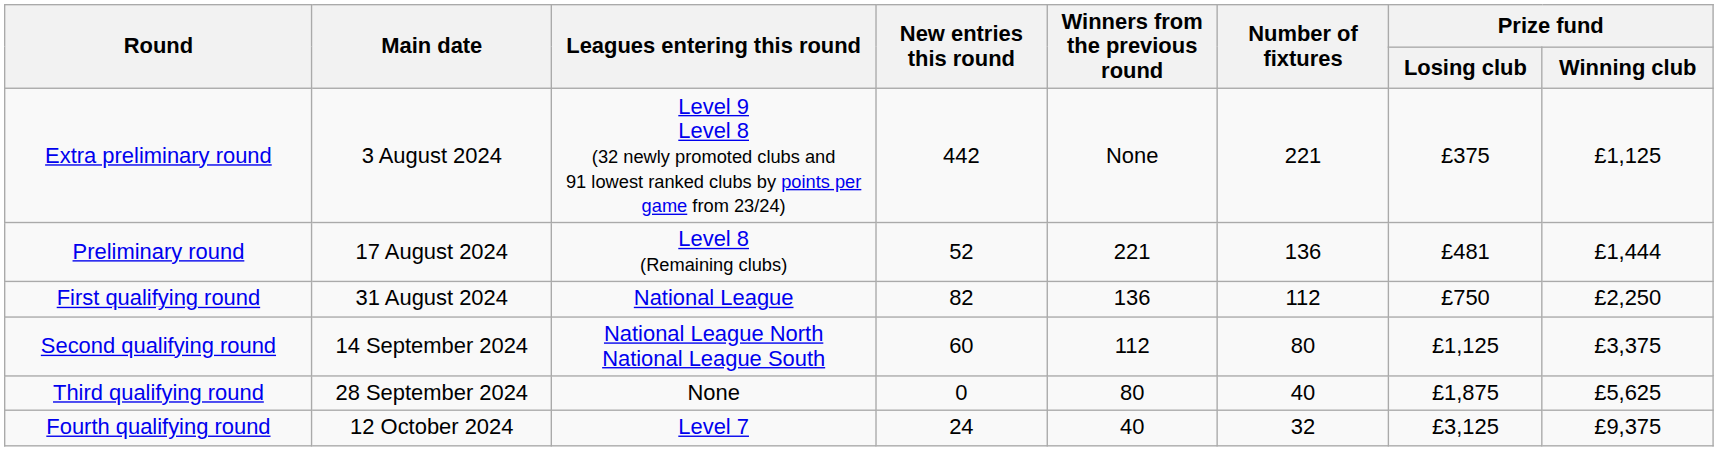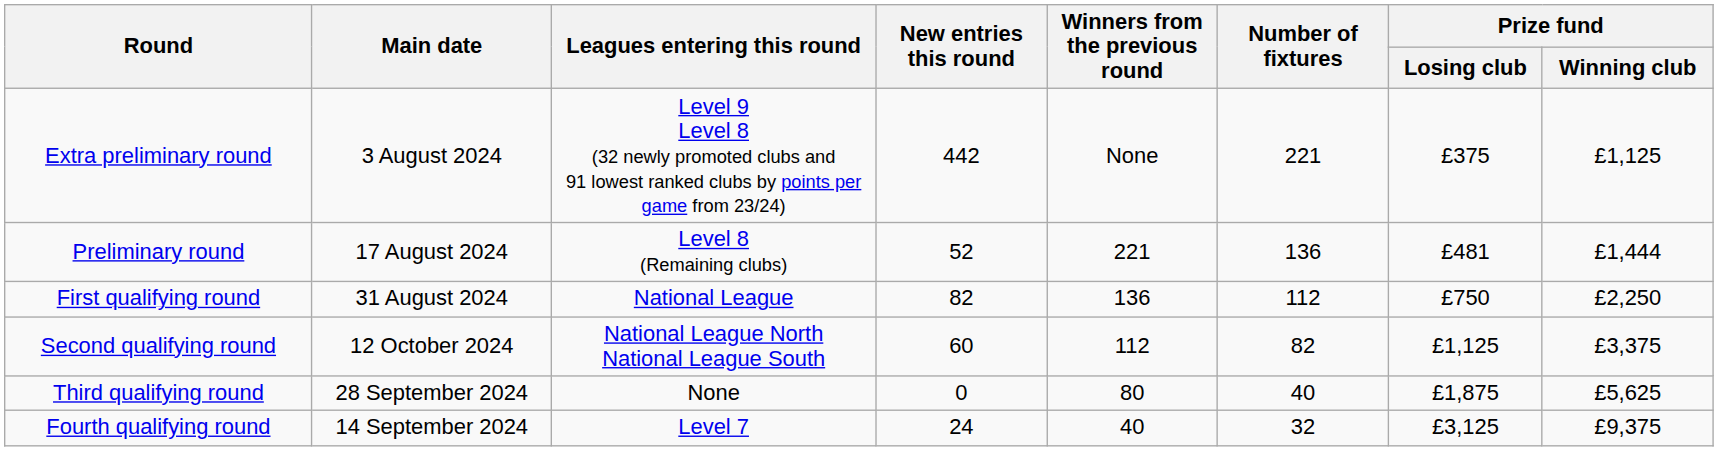(432, 345) 14 September 2024 -> (432, 345) 12 October 2024
(1303, 345) 80 -> (1303, 345) 82
(432, 427) 12 October 2024 -> (432, 427) 14 September 2024
